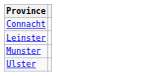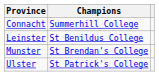+ column: (99, 11)
